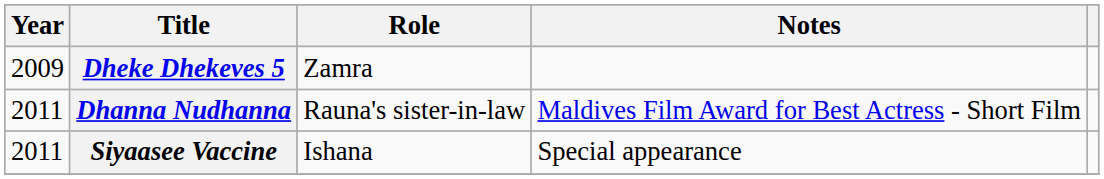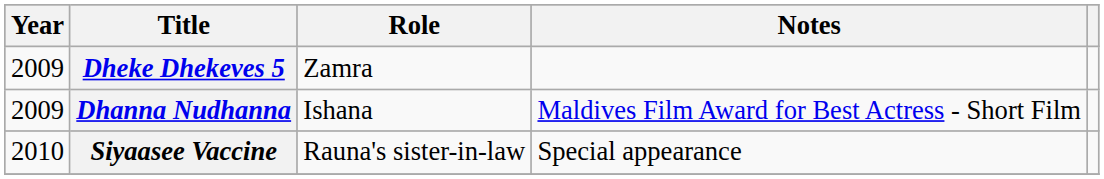(37, 109) 2011 -> (38, 109) 2009
(414, 109) Rauna's sister-in-law -> (338, 109) Ishana
(37, 151) 2011 -> (38, 151) 2010
(338, 151) Ishana -> (414, 151) Rauna's sister-in-law
